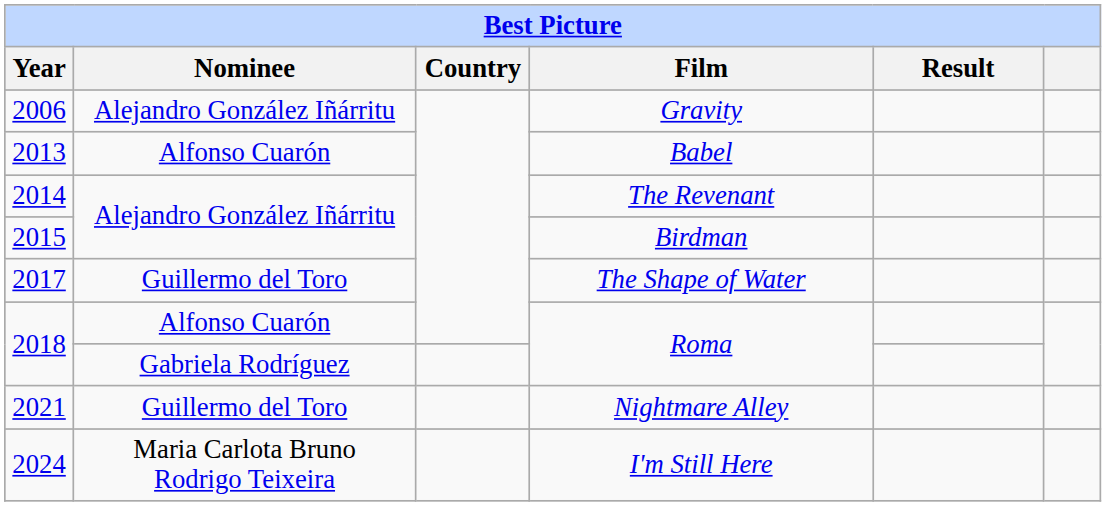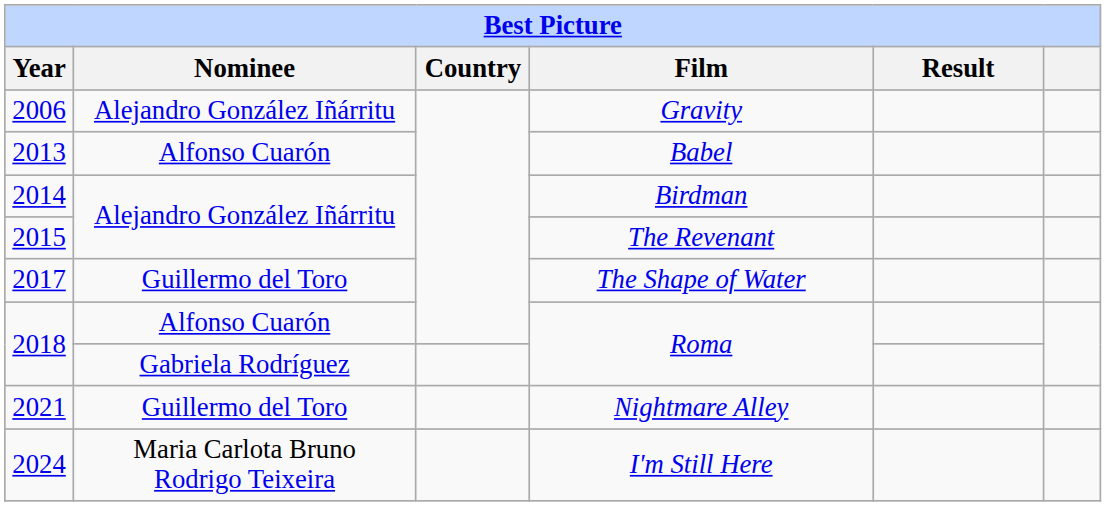(701, 195) The Revenant -> (701, 195) Birdman
(701, 237) Birdman -> (701, 237) The Revenant
